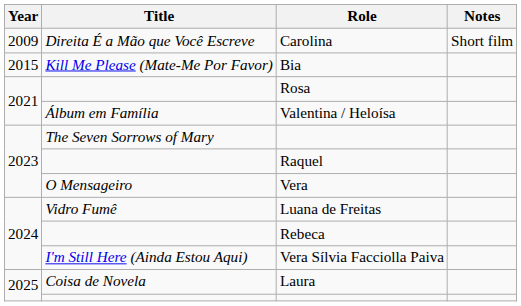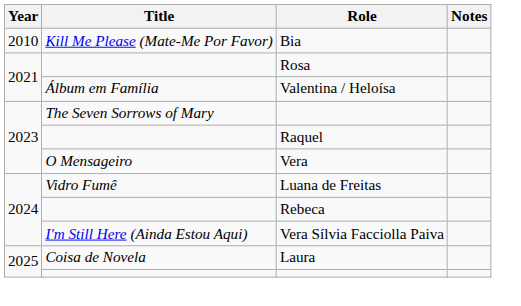- row: (150, 40)
(23, 64) 2015 -> (23, 40) 2010
